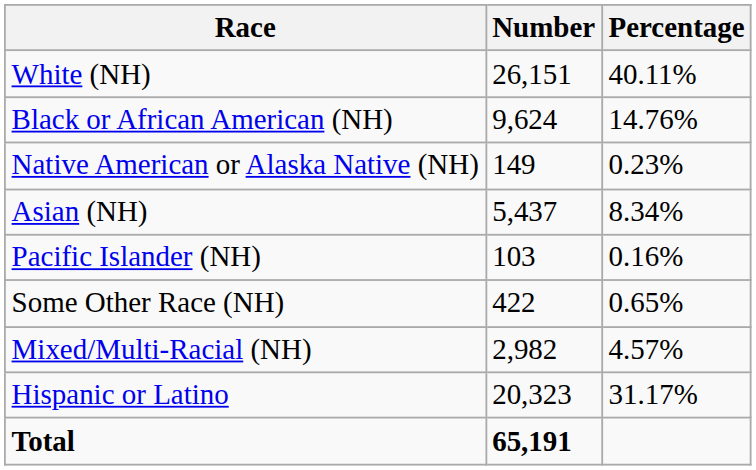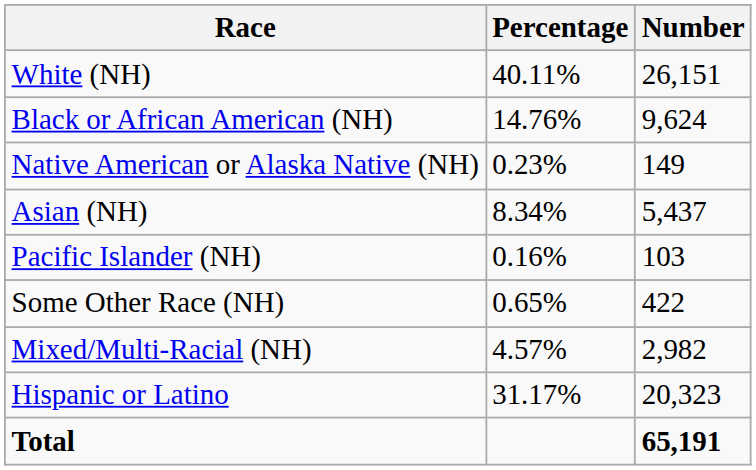columns swapped: (544, 27) <-> (677, 27)
